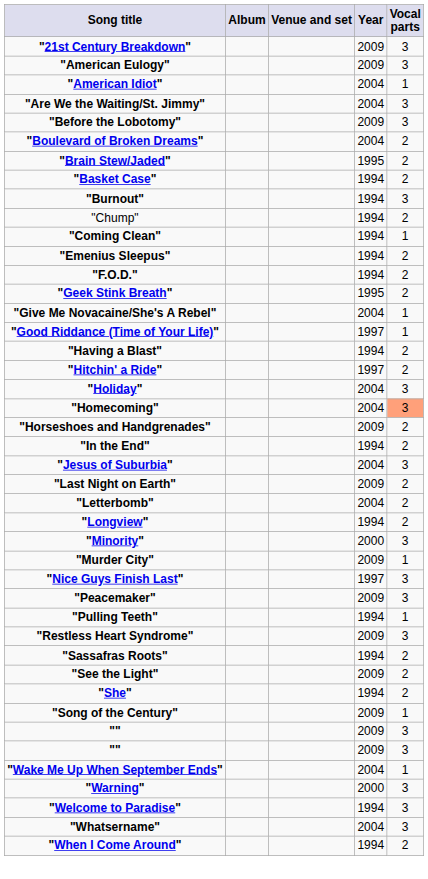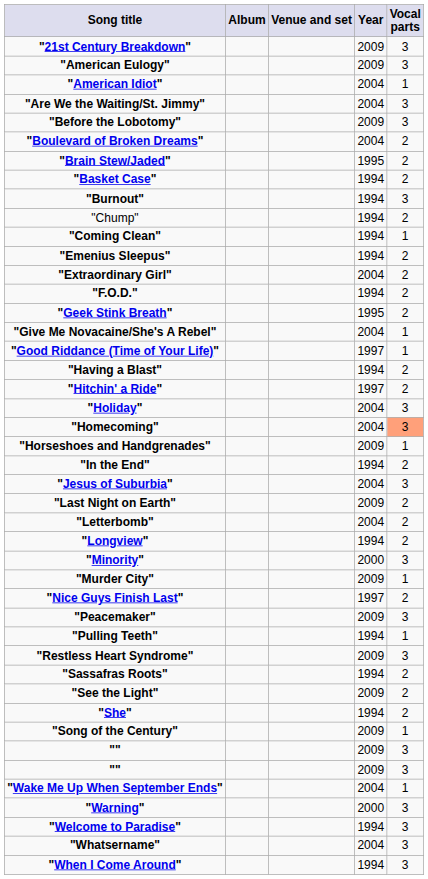+ row: (115, 274)
(405, 427) 2 -> (405, 446) 1
(405, 579) 3 -> (405, 598) 2
(405, 845) 2 -> (405, 864) 3
